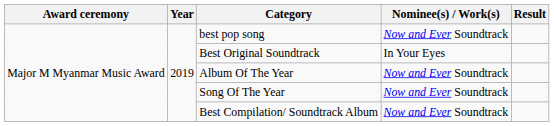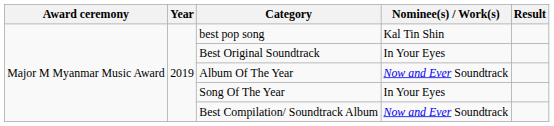(446, 34) Now and Ever Soundtrack -> (414, 34) Kal Tin Shin
(446, 92) Now and Ever Soundtrack -> (414, 92) In Your Eyes
